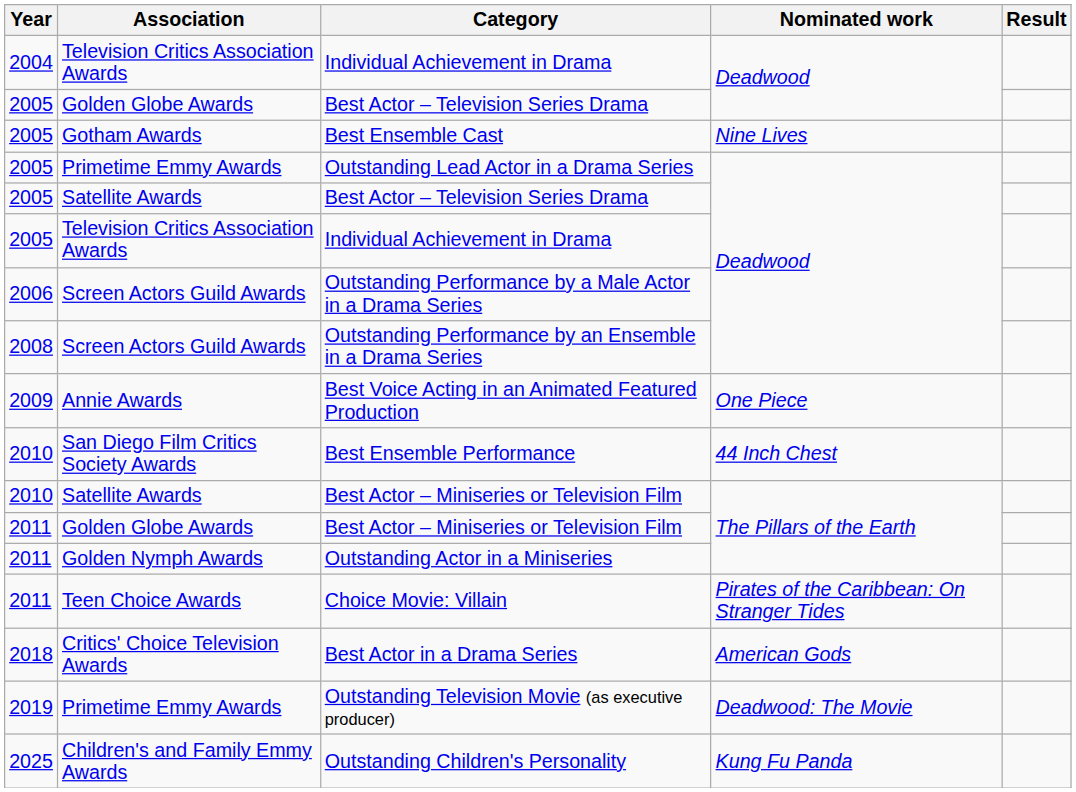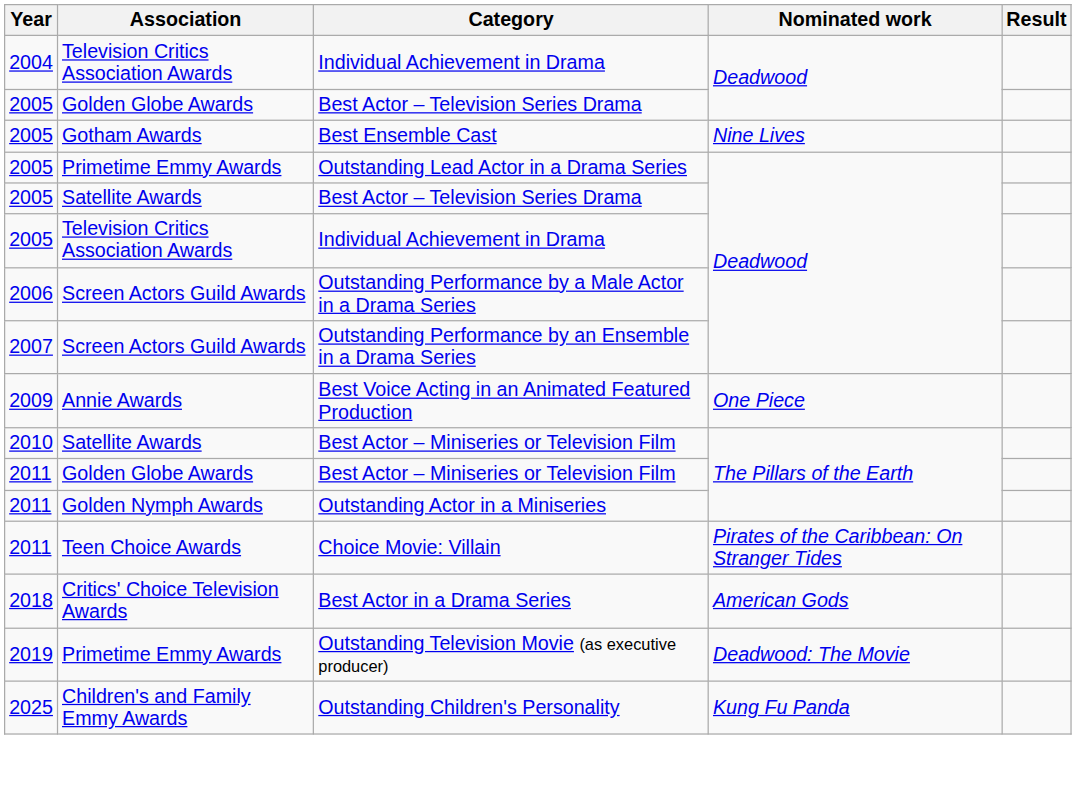(31, 347) 2008 -> (31, 347) 2007
- row: (159, 453)
